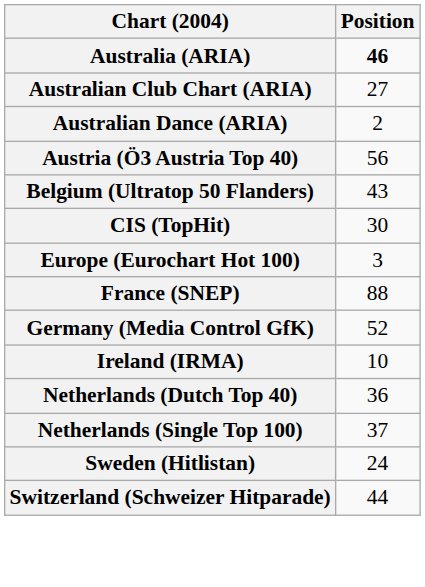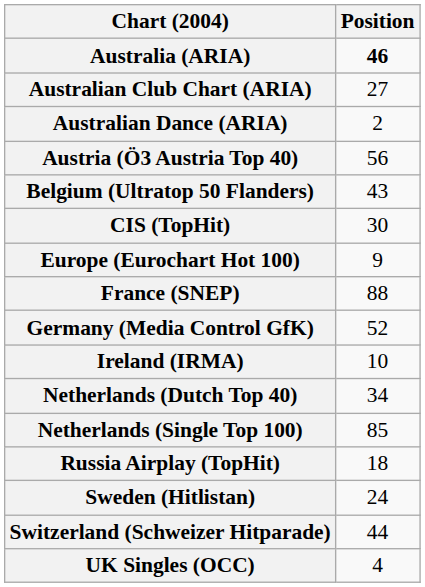(378, 259) 3 -> (378, 259) 9
(378, 395) 36 -> (378, 395) 34
(378, 429) 37 -> (378, 429) 85
+ row: (170, 463)
+ row: (170, 565)
